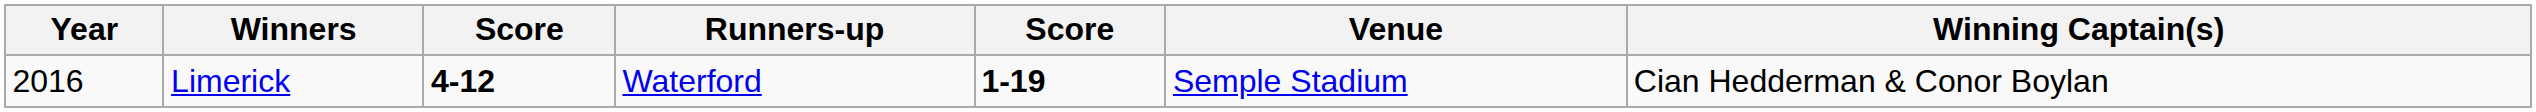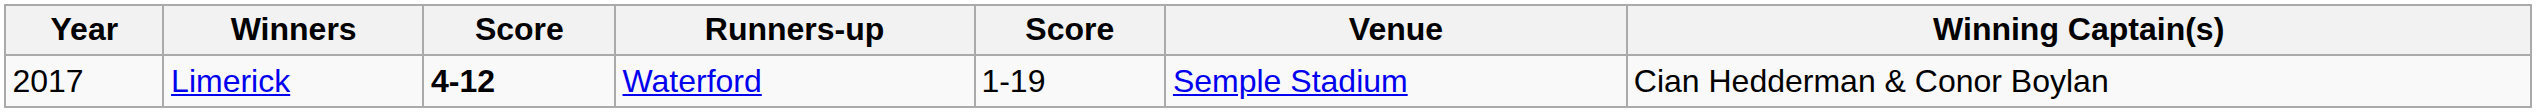(48, 80) 2016 -> (48, 80) 2017
(1013, 80) bold -> (1013, 80) normal
